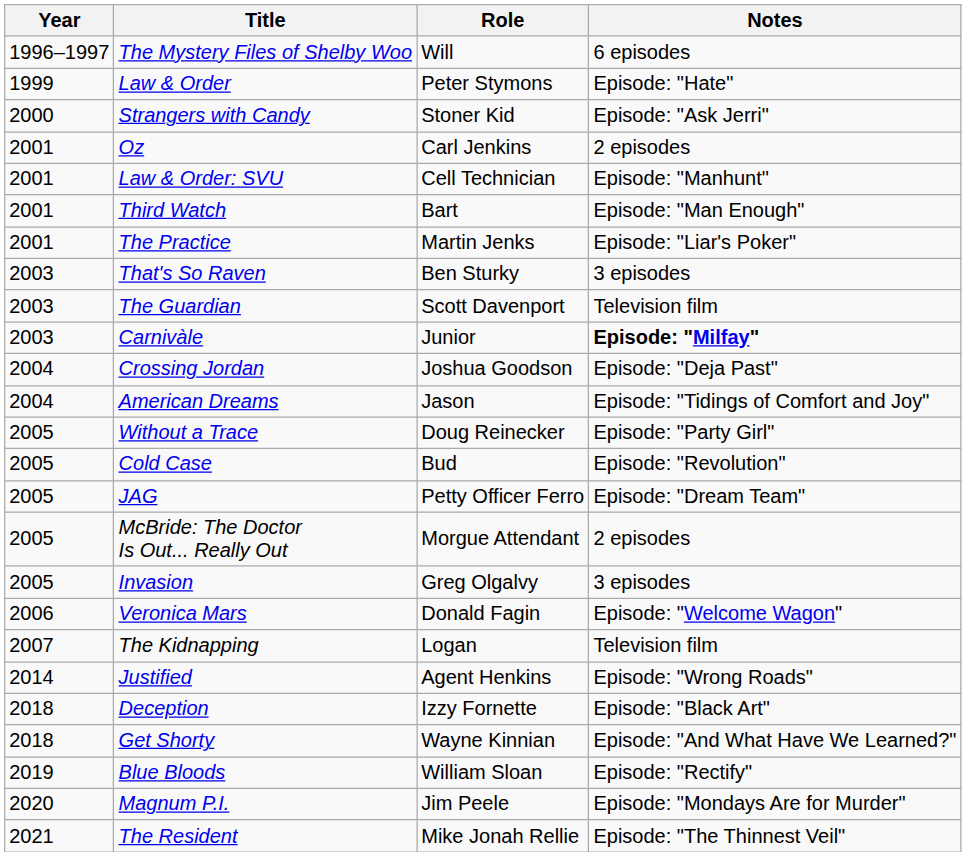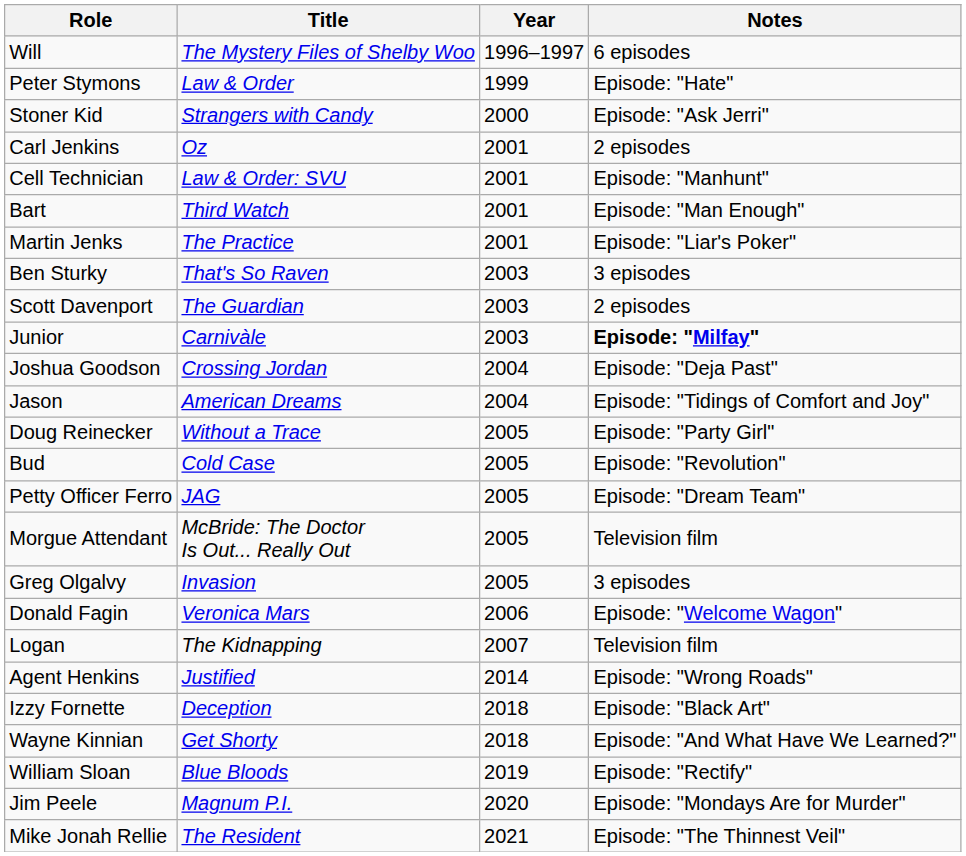columns swapped: (59, 20) <-> (503, 20)
(656, 305) Television film -> (642, 305) 2 episodes
(642, 539) 2 episodes -> (656, 539) Television film
